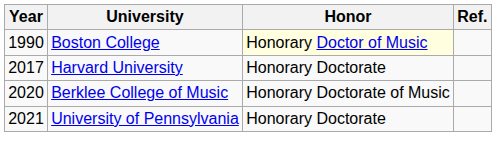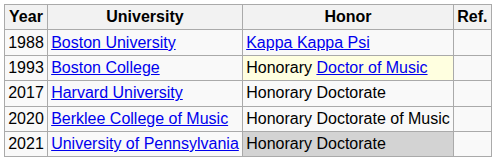+ row: (113, 42)
(26, 42) 1990 -> (26, 67) 1993
(316, 118) no background -> (316, 144) lightgrey background
